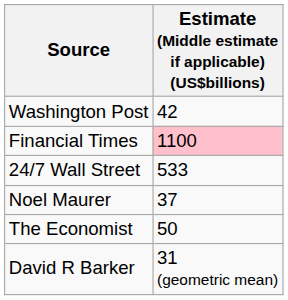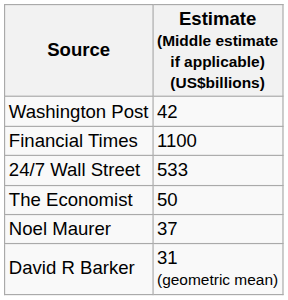(177, 140) pink background -> (177, 140) no background
rows swapped: (71, 229) <-> (60, 199)
